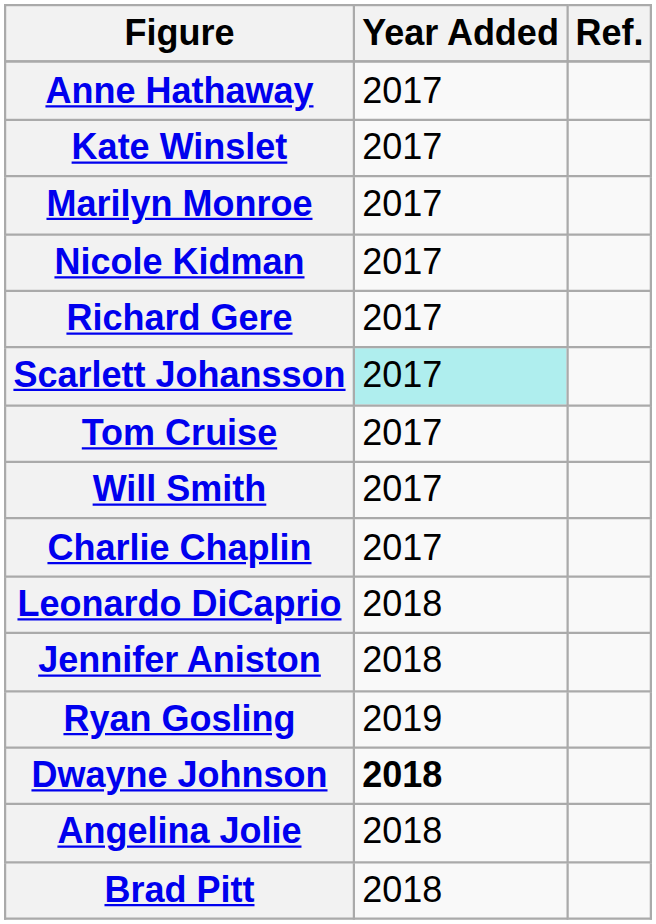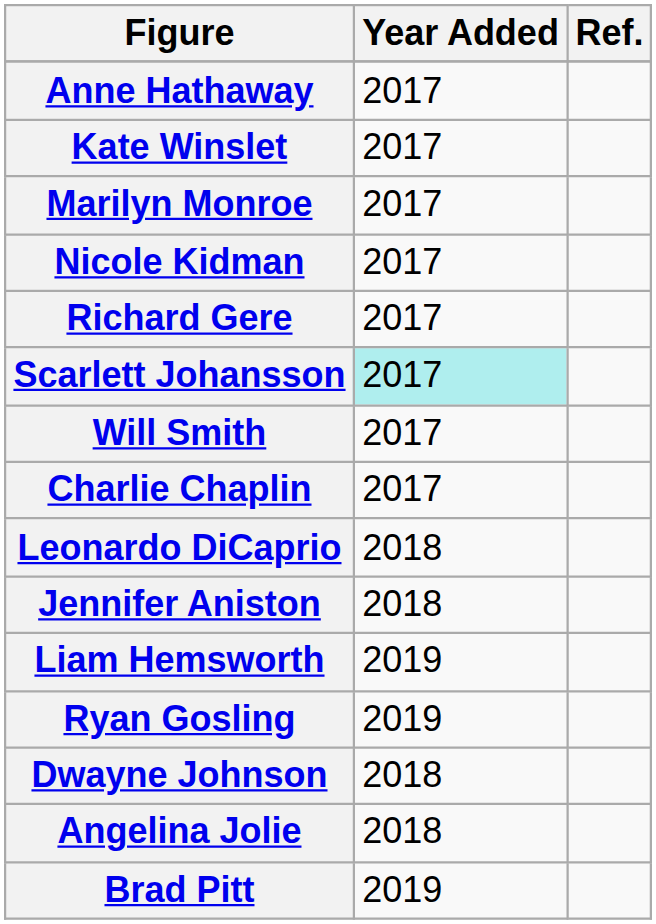- row: (179, 432)
+ row: (179, 661)
(402, 775) bold -> (402, 775) normal
(402, 889) 2018 -> (402, 889) 2019
